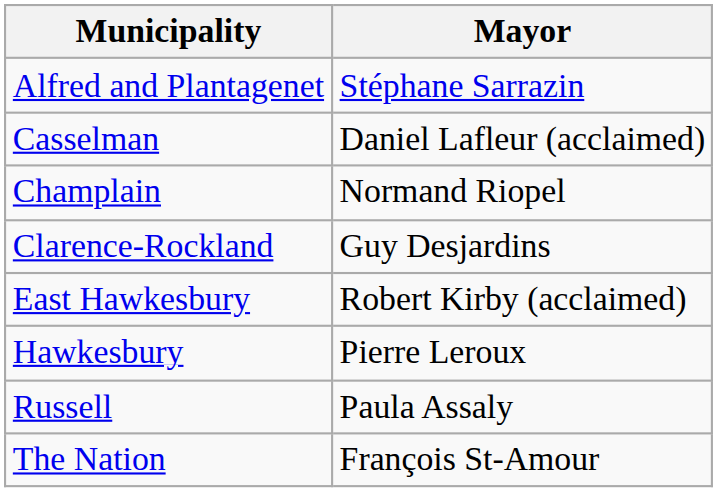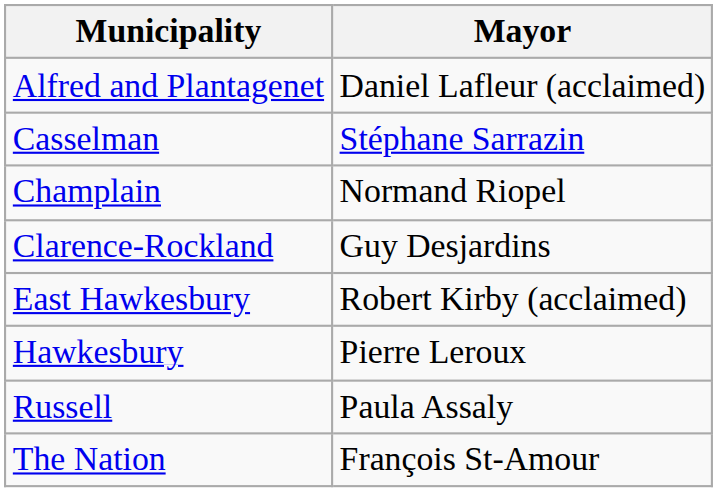(462, 84) Stéphane Sarrazin -> (522, 84) Daniel Lafleur (acclaimed)
(522, 138) Daniel Lafleur (acclaimed) -> (462, 138) Stéphane Sarrazin
